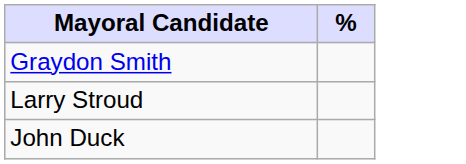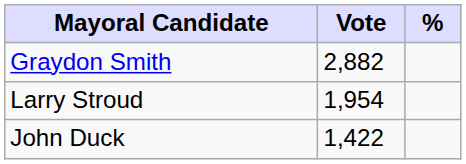+ column: (361, 23)
